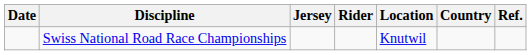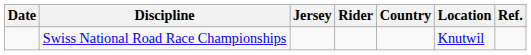columns swapped: (466, 15) <-> (407, 15)
